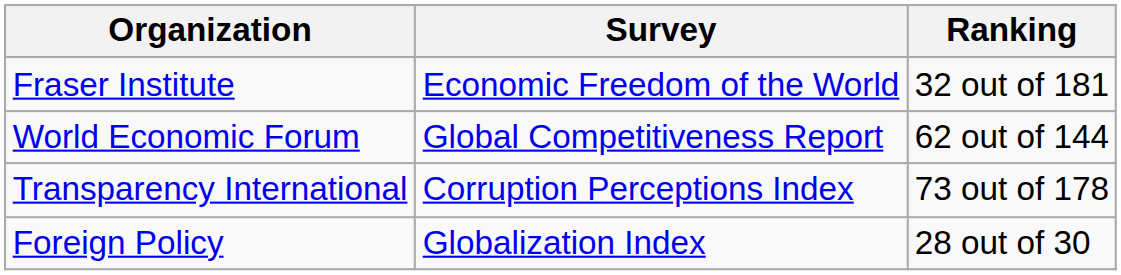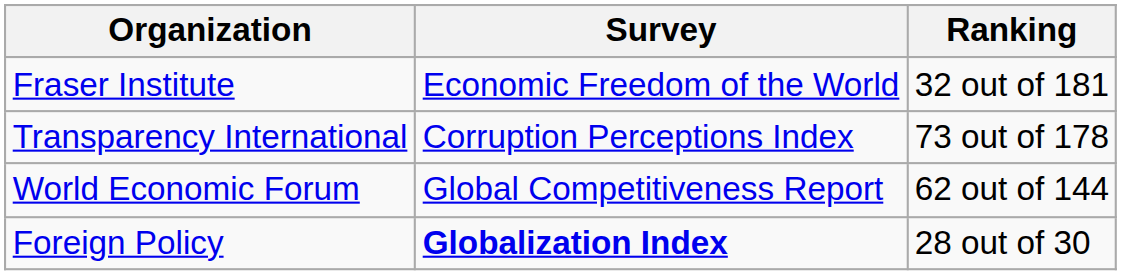rows swapped: (210, 189) <-> (186, 136)
(564, 242) normal -> (575, 242) bold
